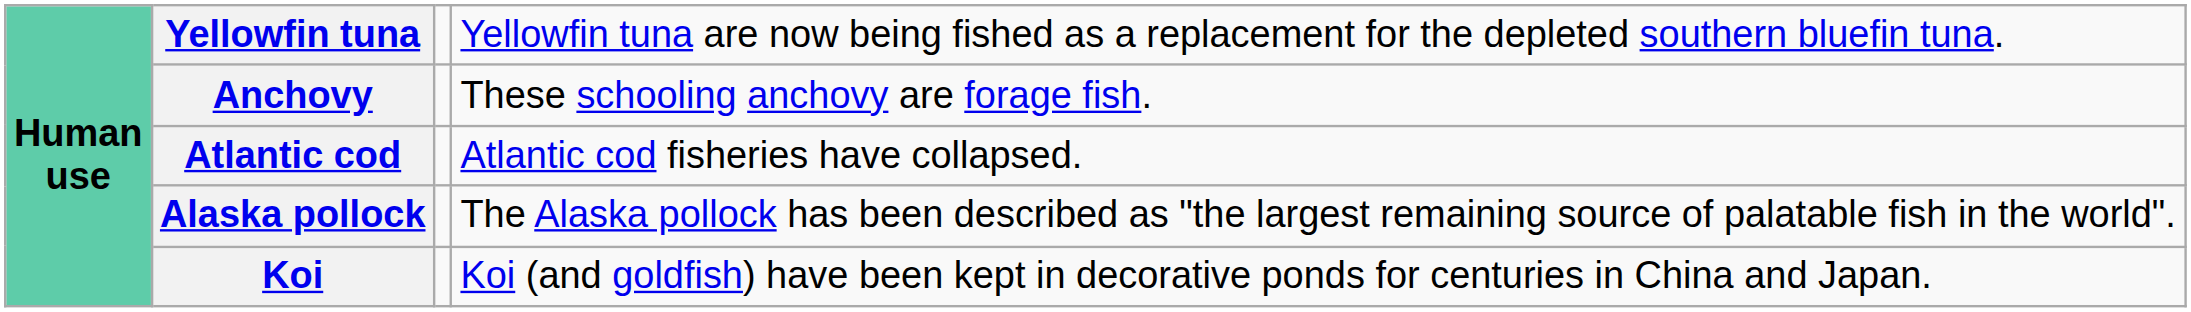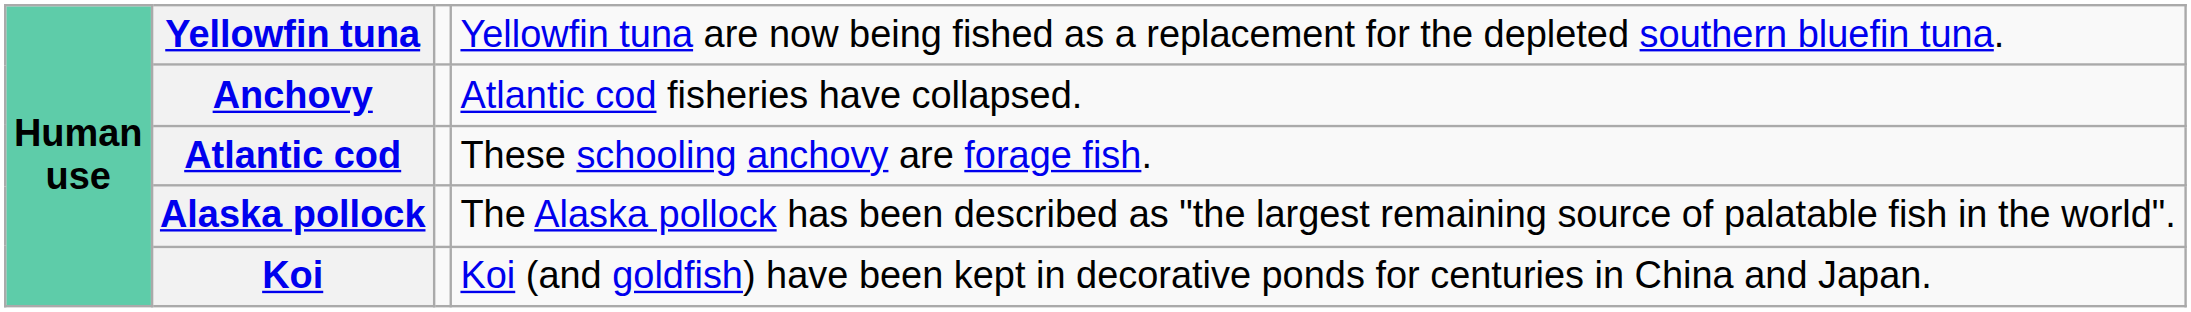(806, 94) These schooling anchovy are forage fish. -> (771, 94) Atlantic cod fisheries have collapsed.
(771, 154) Atlantic cod fisheries have collapsed. -> (806, 154) These schooling anchovy are forage fish.
